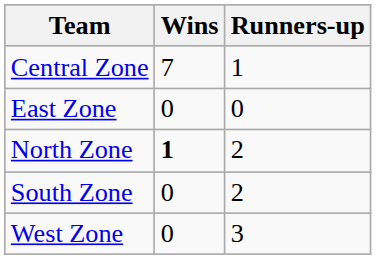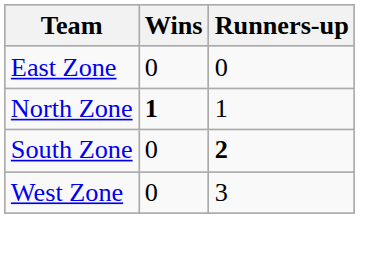- row: (80, 66)
(237, 150) 2 -> (221, 108) 1
(237, 191) normal -> (221, 150) bold
